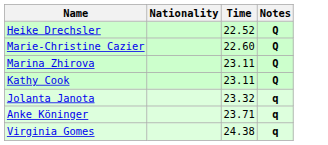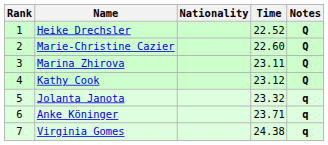+ column: (19, 13)
(239, 81) 23.11 -> (269, 81) 23.12
